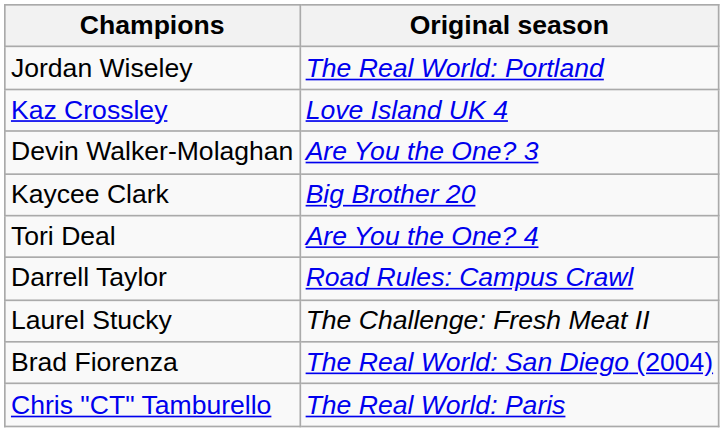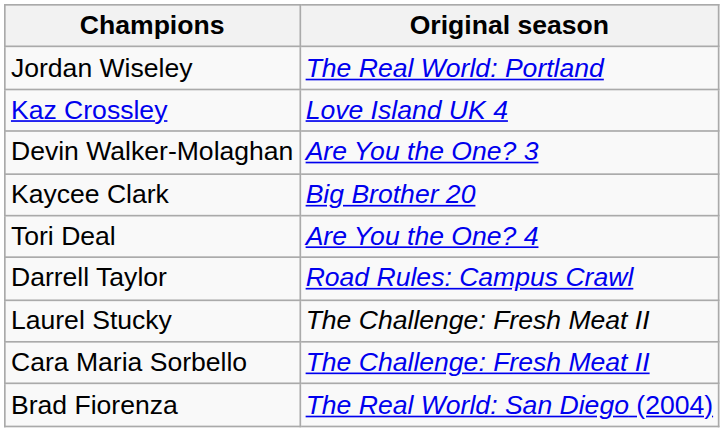+ row: (129, 362)
- row: (141, 404)
